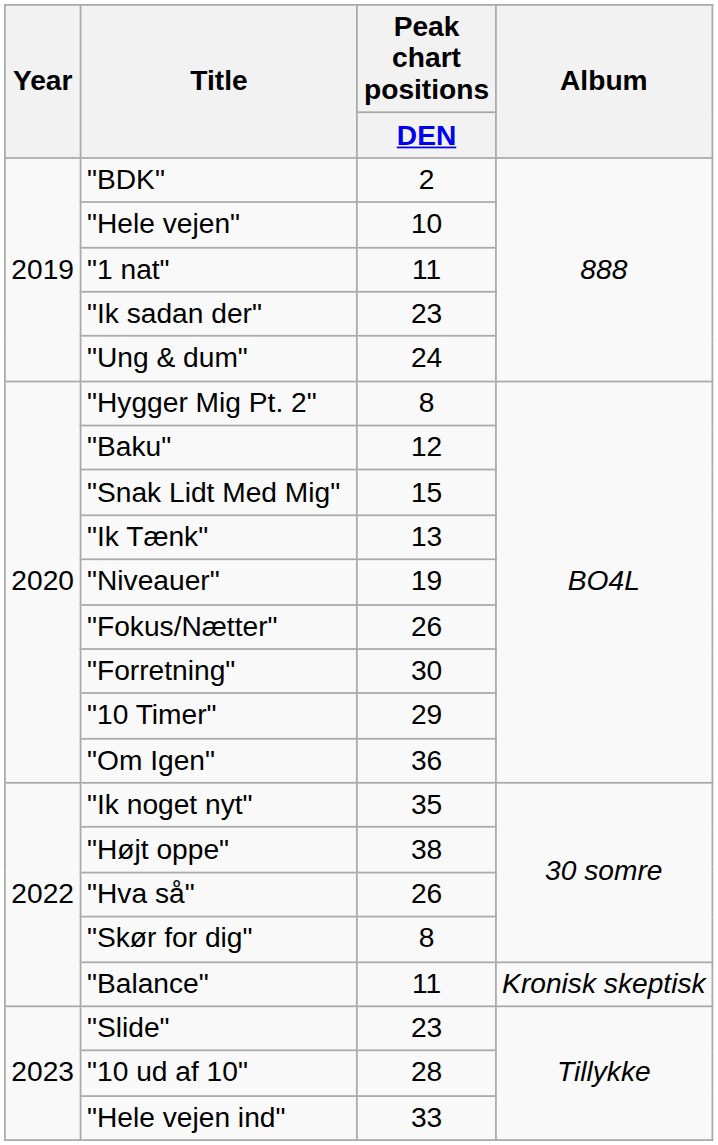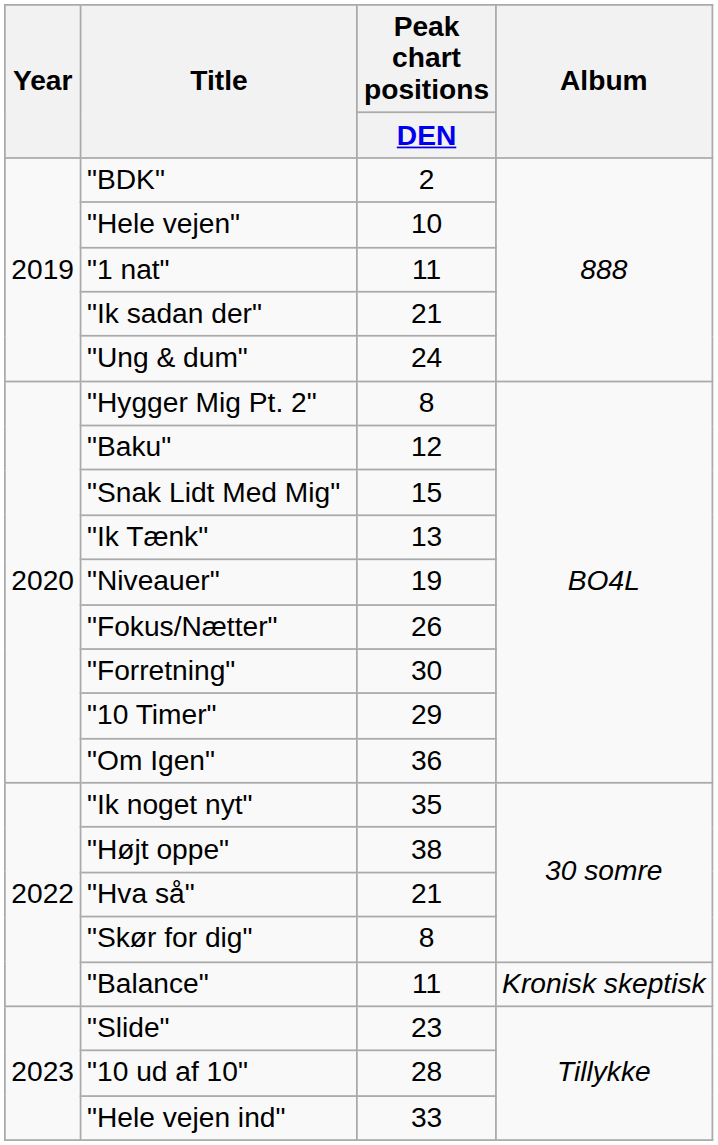(427, 313) 23 -> (427, 313) 21
(427, 894) 26 -> (427, 894) 21
